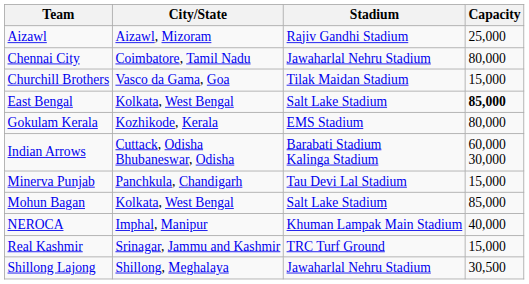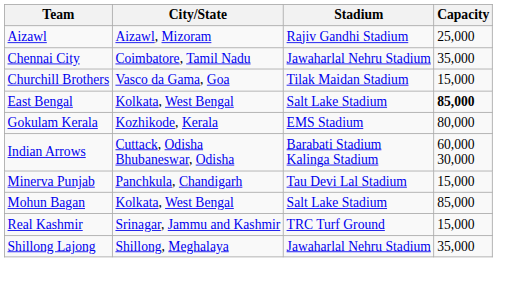(487, 58) 80,000 -> (456, 58) 35,000
- row: (36, 224)
(487, 267) 30,500 -> (456, 246) 35,000
